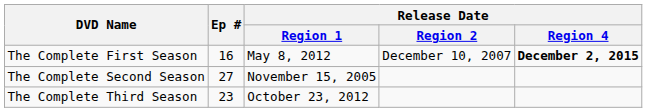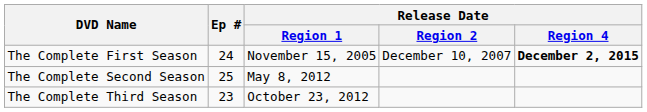(226, 56) 16 -> (226, 56) 24
(289, 56) May 8, 2012 -> (312, 56) November 15, 2005
(226, 76) 27 -> (226, 76) 25
(312, 76) November 15, 2005 -> (289, 76) May 8, 2012
